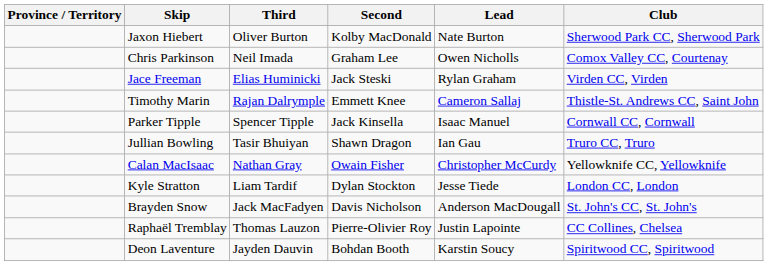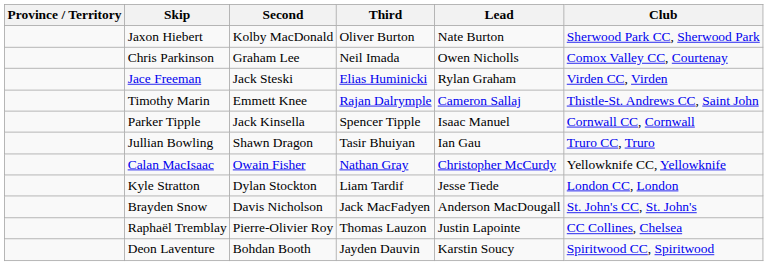columns swapped: (279, 15) <-> (381, 15)
